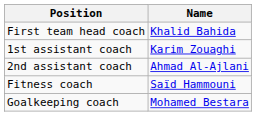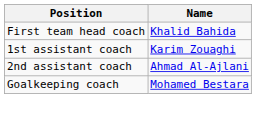- row: (50, 85)
